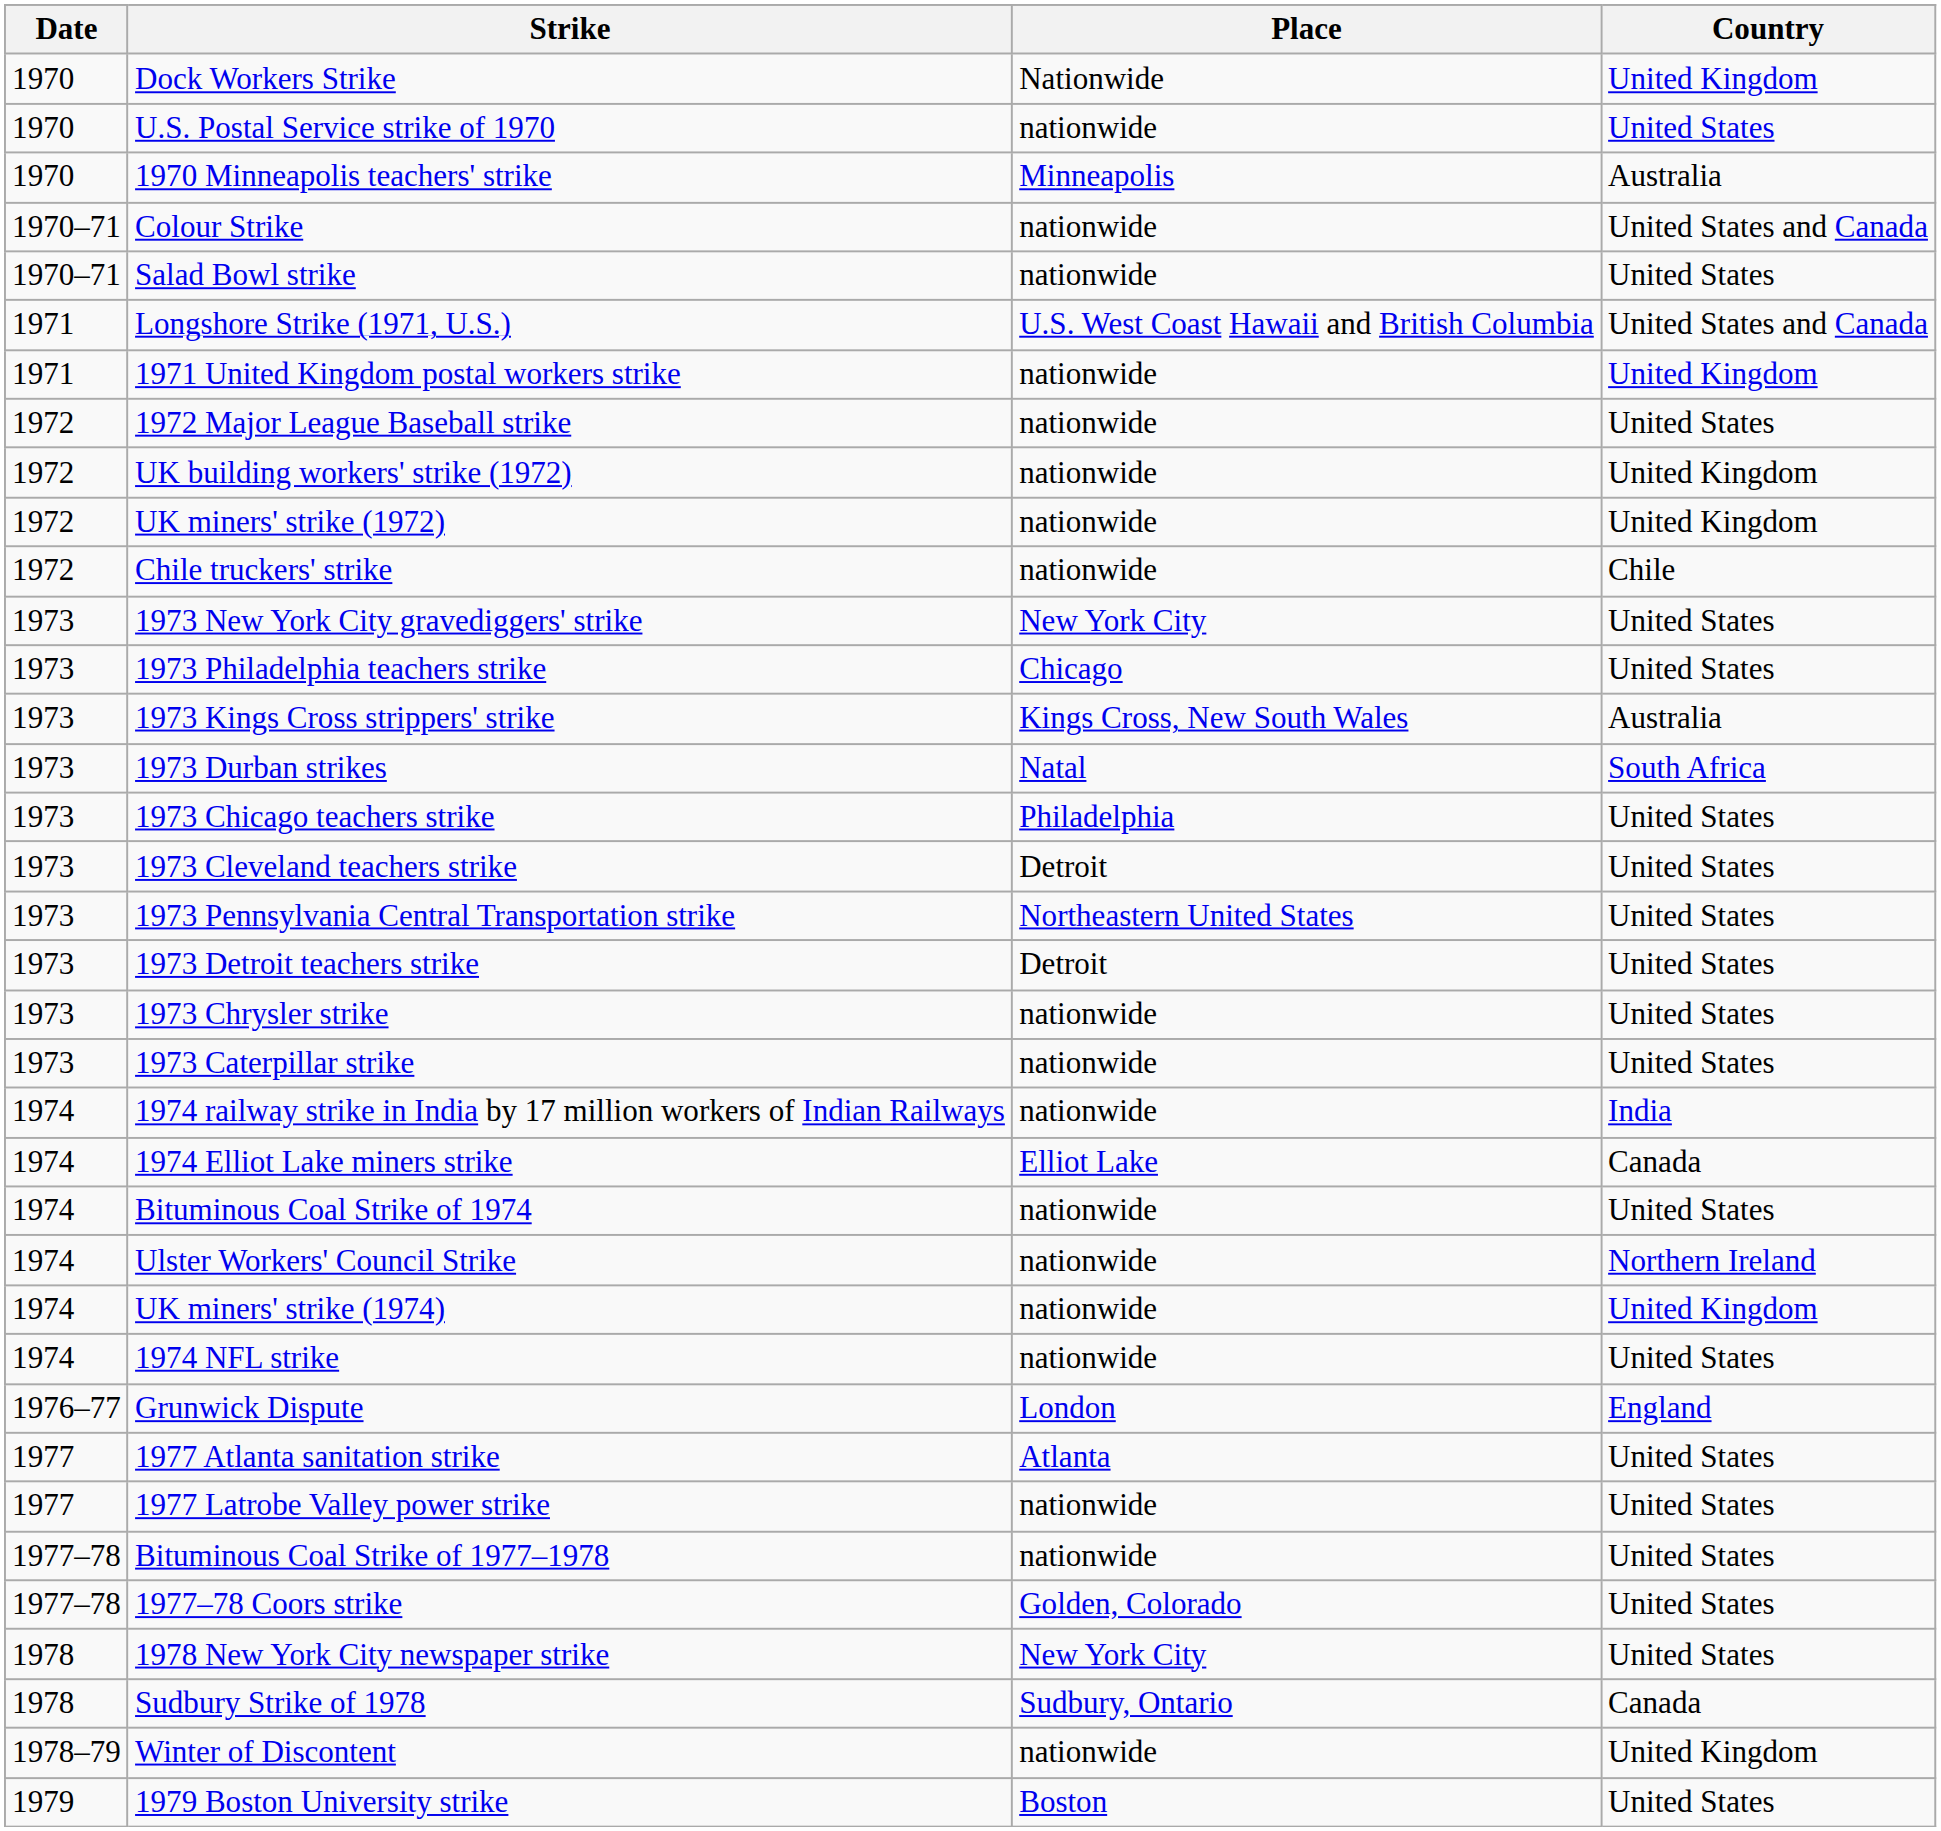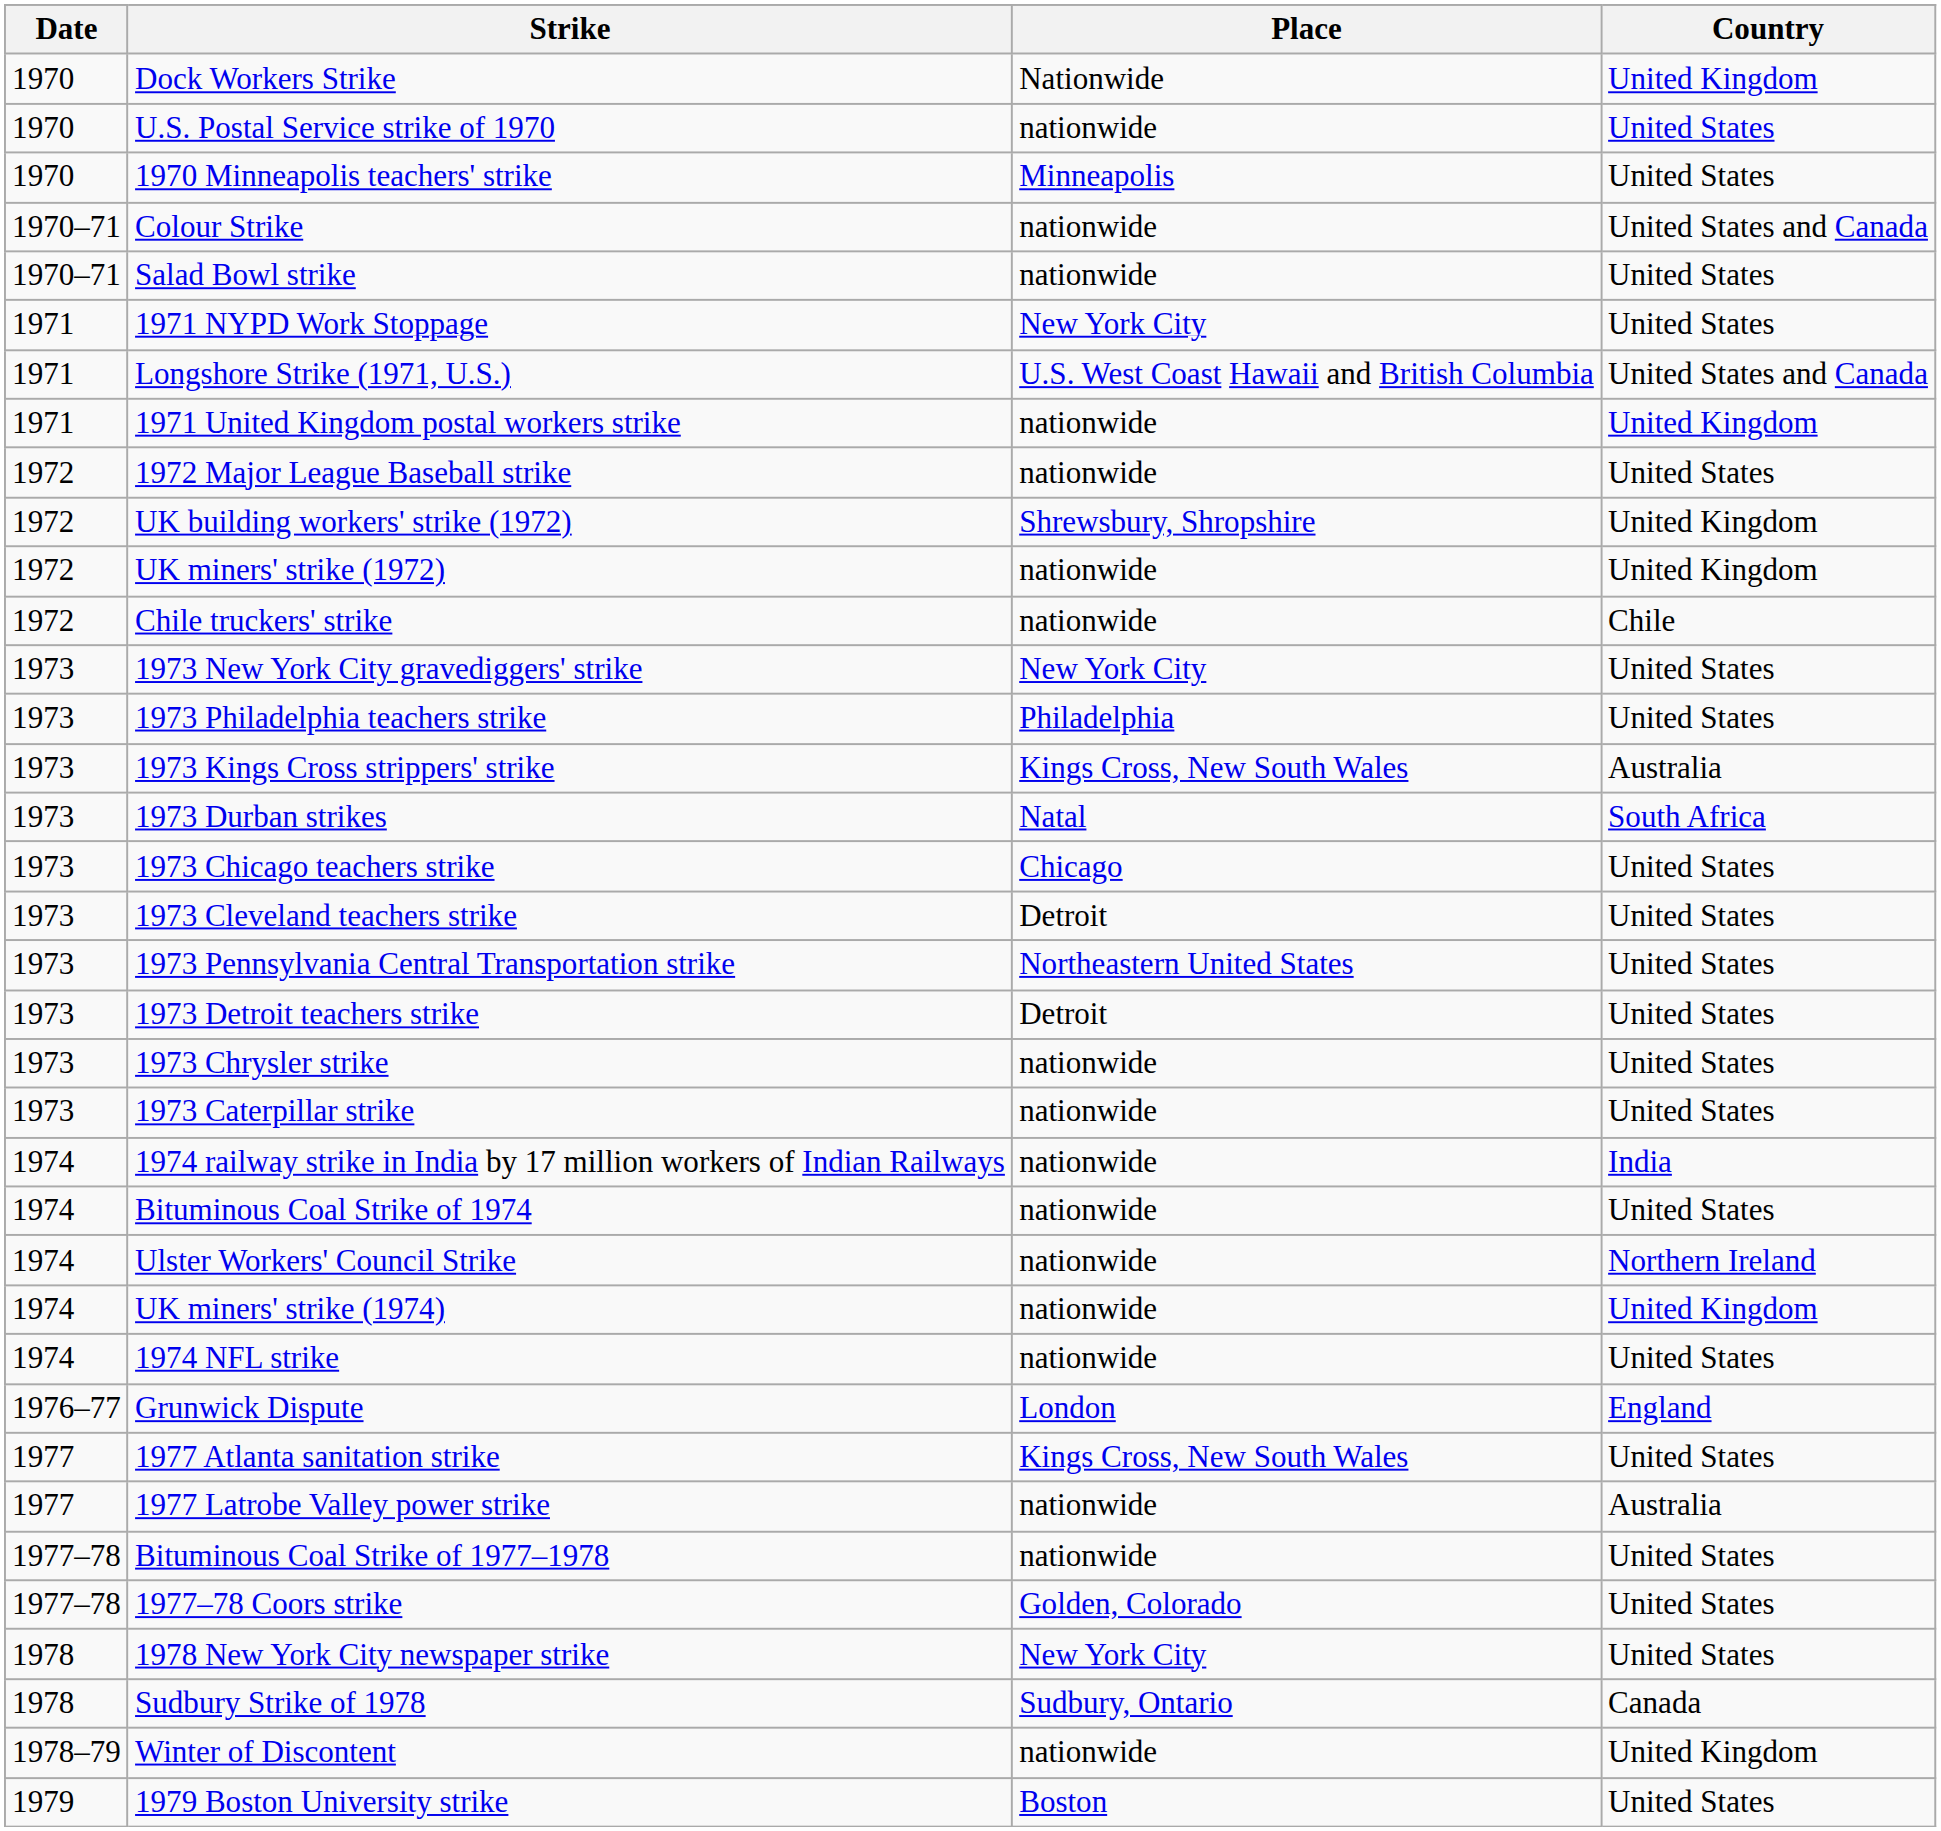(1665, 176) Australia -> (1691, 176) United States
+ row: (312, 324)
(1088, 472) nationwide -> (1167, 521) Shrewsbury, Shropshire
(1071, 669) Chicago -> (1097, 718) Philadelphia
(1097, 816) Philadelphia -> (1071, 865) Chicago
- row: (324, 1161)
(1065, 1456) Atlanta -> (1214, 1456) Kings Cross, New South Wales
(1691, 1505) United States -> (1665, 1505) Australia
